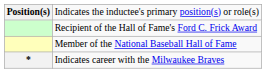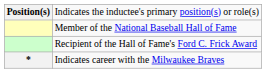rows swapped: (146, 43) <-> (156, 27)
